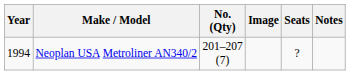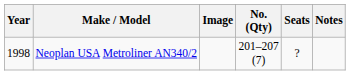columns swapped: (223, 21) <-> (263, 21)
(19, 53) 1994 -> (19, 53) 1998
